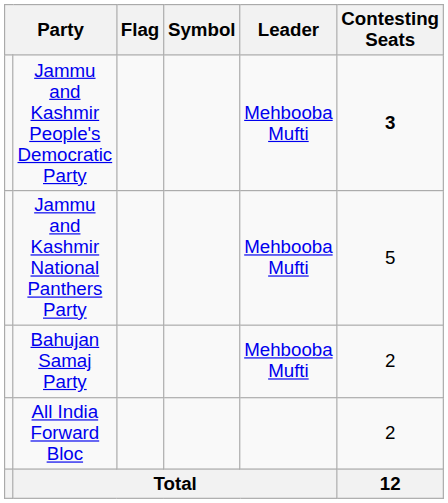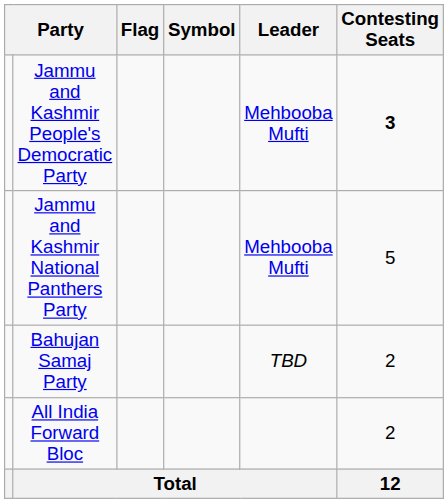(288, 361) Mehbooba Mufti -> (288, 361) TBD
